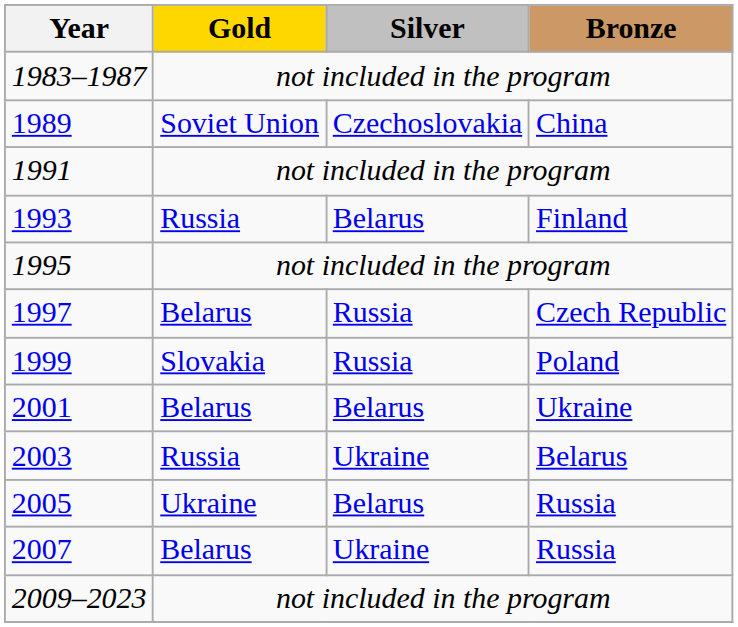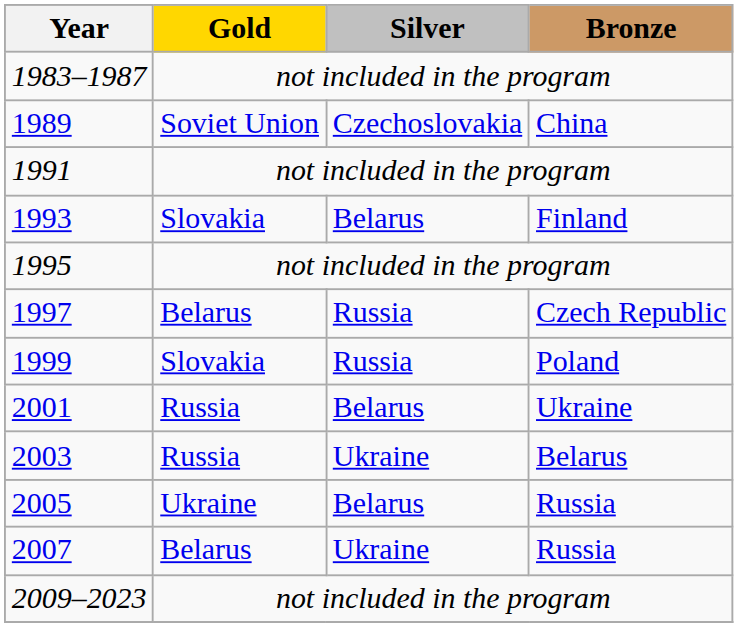(200, 218) Russia -> (213, 218) Slovakia
(206, 407) Belarus -> (200, 407) Russia
